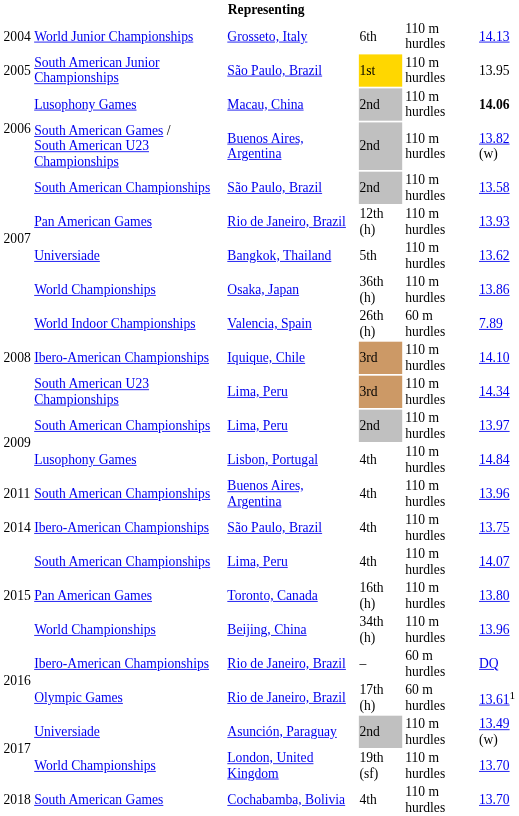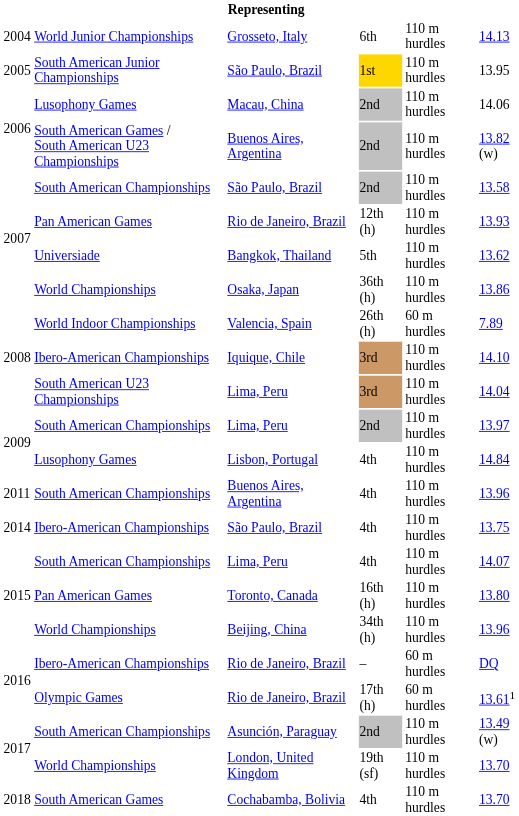(494, 104) bold -> (494, 104) normal
(494, 391) 14.34 -> (494, 391) 14.04
(67, 731) Universiade -> (122, 731) South American Championships
